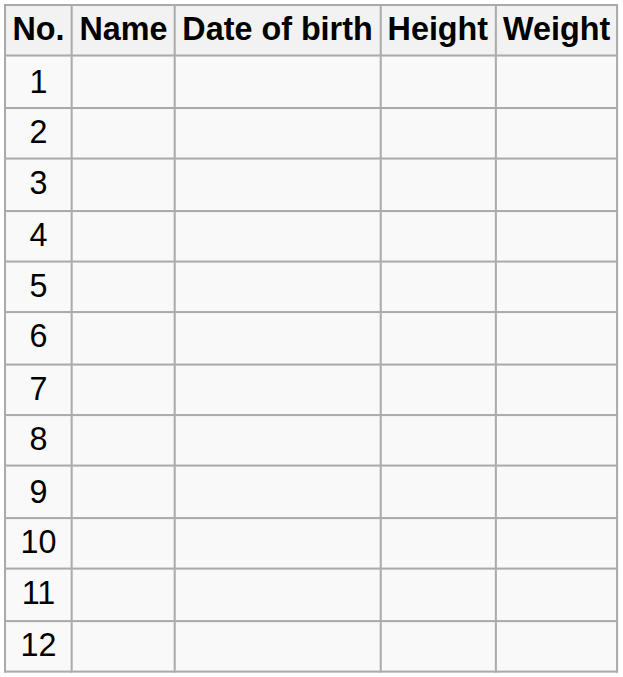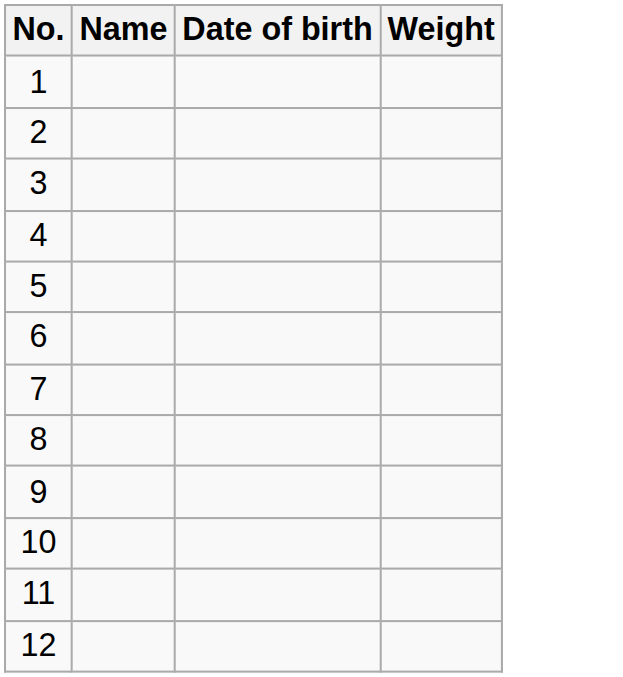- column: (438, 30)
